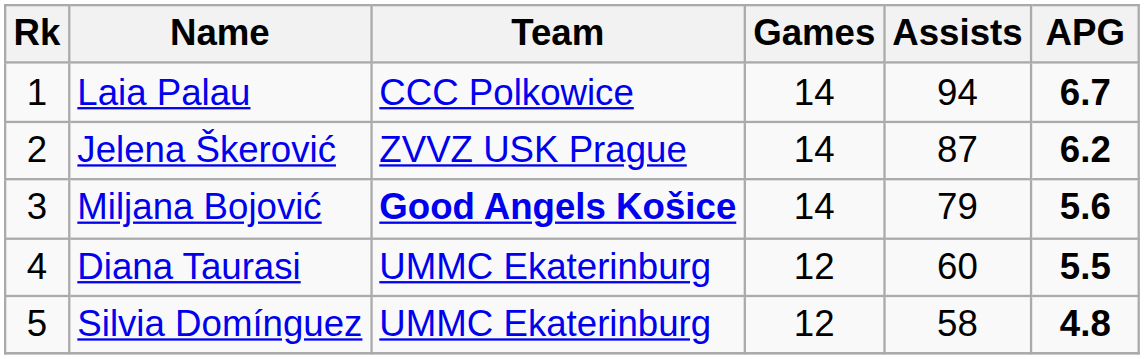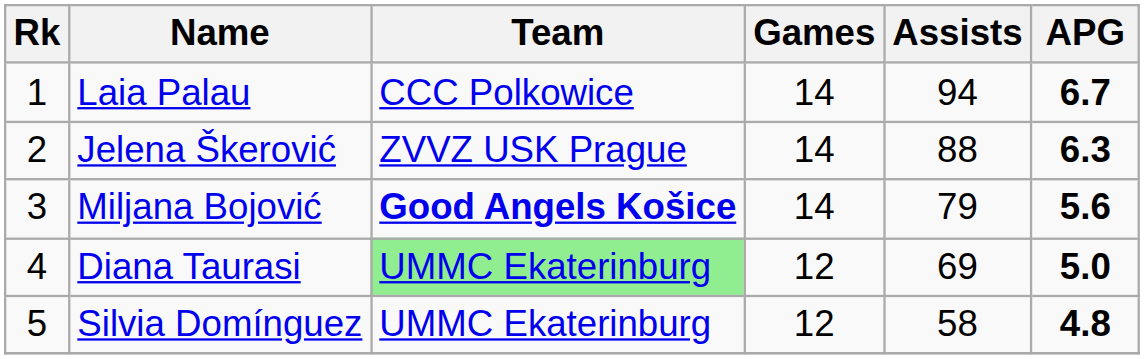(957, 149) 87 -> (957, 149) 88
(1085, 149) 6.2 -> (1085, 149) 6.3
(545, 265) no background -> (545, 265) lightgreen background
(957, 265) 60 -> (957, 265) 69
(1085, 265) 5.5 -> (1085, 265) 5.0
